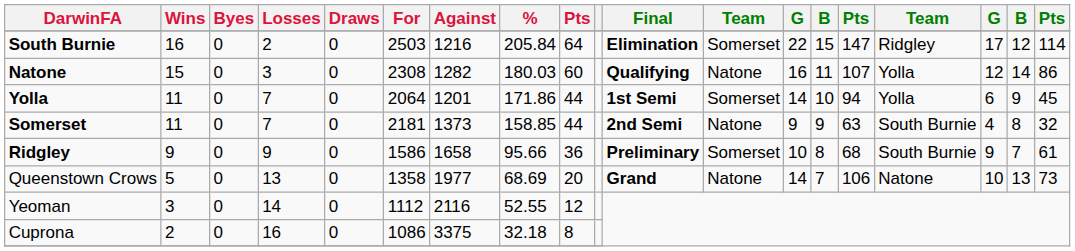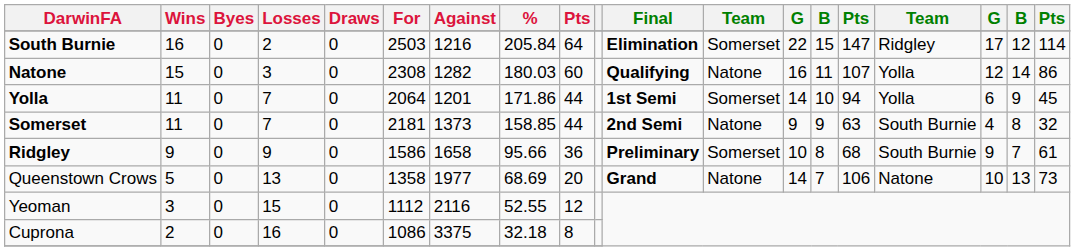(272, 205) 14 -> (272, 205) 15
